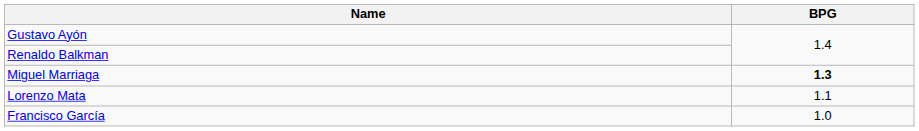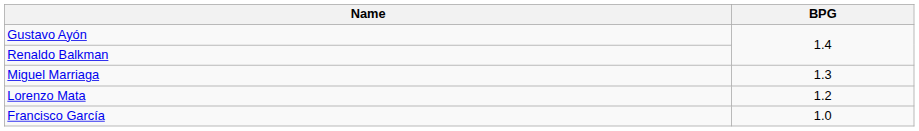(823, 75) bold -> (823, 75) normal
(823, 95) 1.1 -> (823, 95) 1.2
